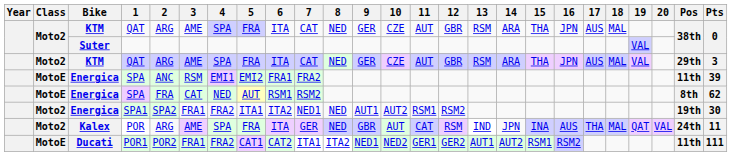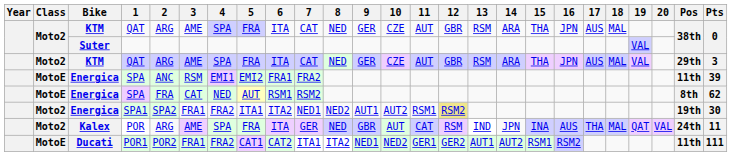(338, 110) NED -> (338, 110) NED2
(453, 110) no background -> (453, 110) khaki background
